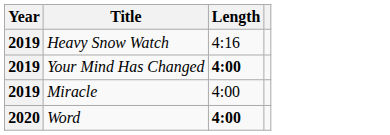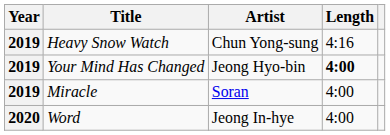+ column: (265, 17)
(226, 117) bold -> (340, 117) normal
